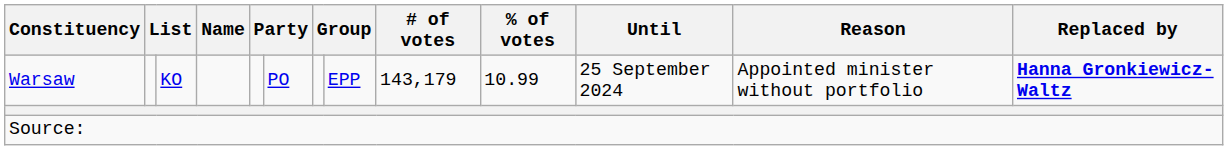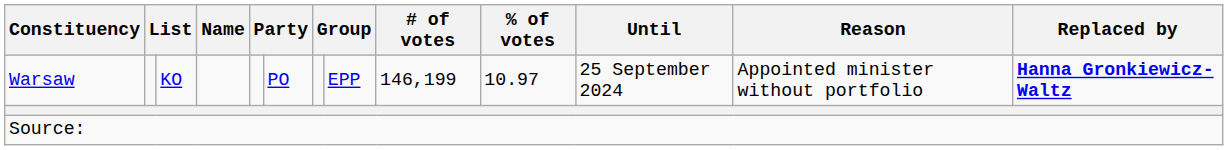(418, 81) 143,179 -> (418, 81) 146,199
(512, 81) 10.99 -> (512, 81) 10.97
